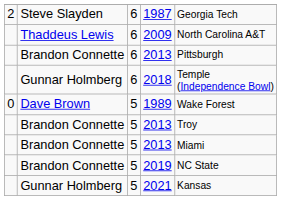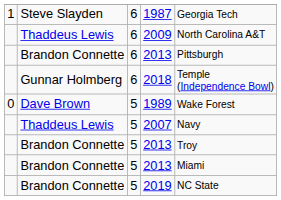(11, 14) 2 -> (11, 14) 1
+ row: (134, 124)
- row: (134, 185)
